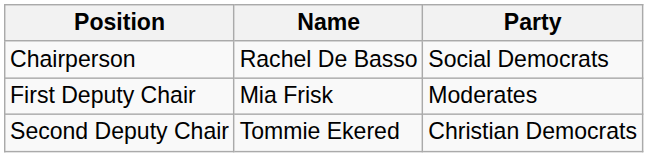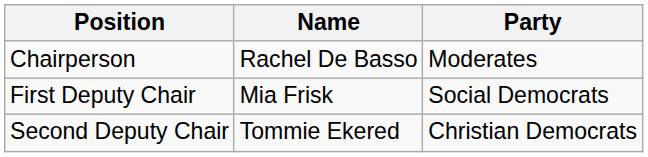(519, 59) Social Democrats -> (483, 59) Moderates
(483, 95) Moderates -> (519, 95) Social Democrats
